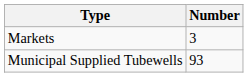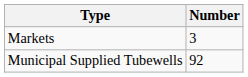(196, 60) 93 -> (196, 60) 92
